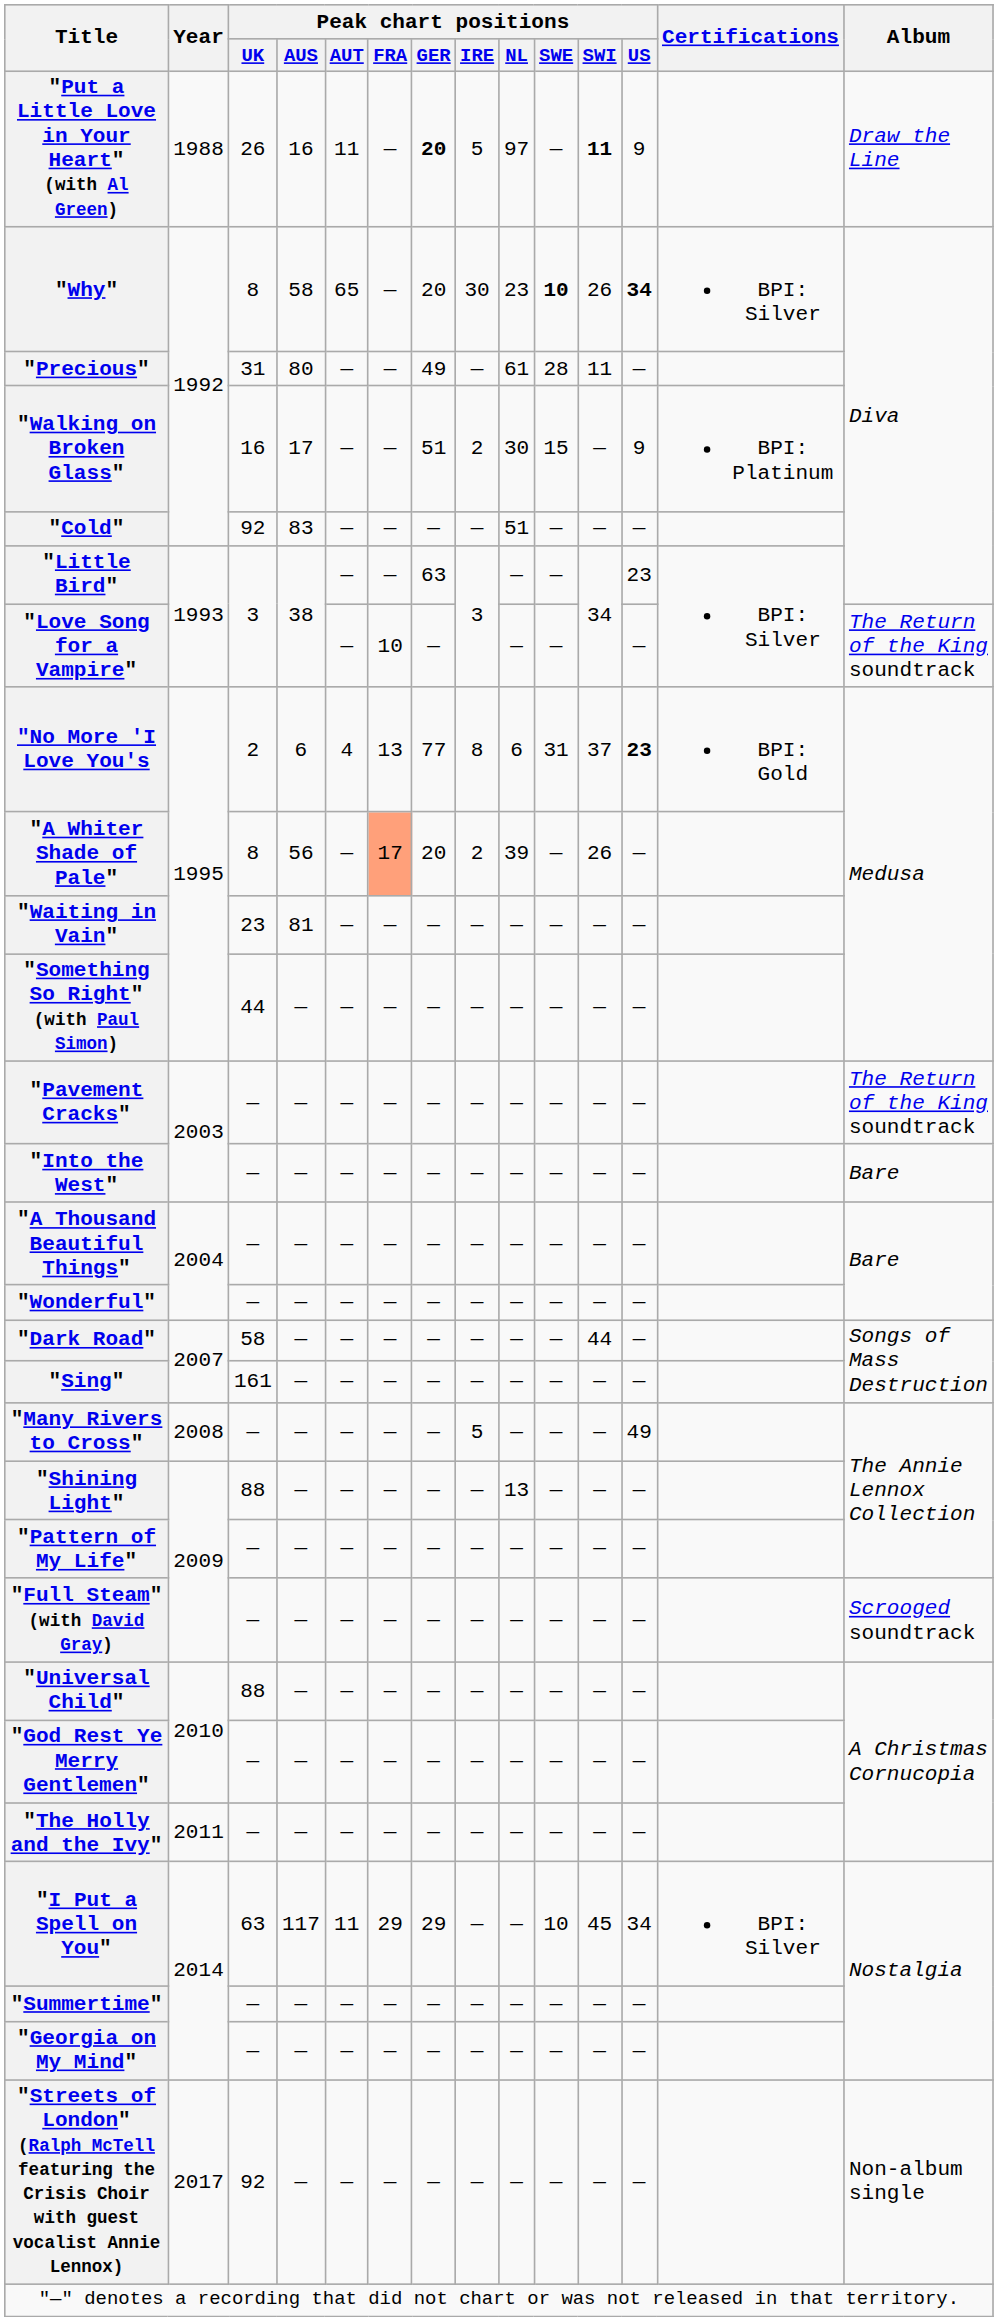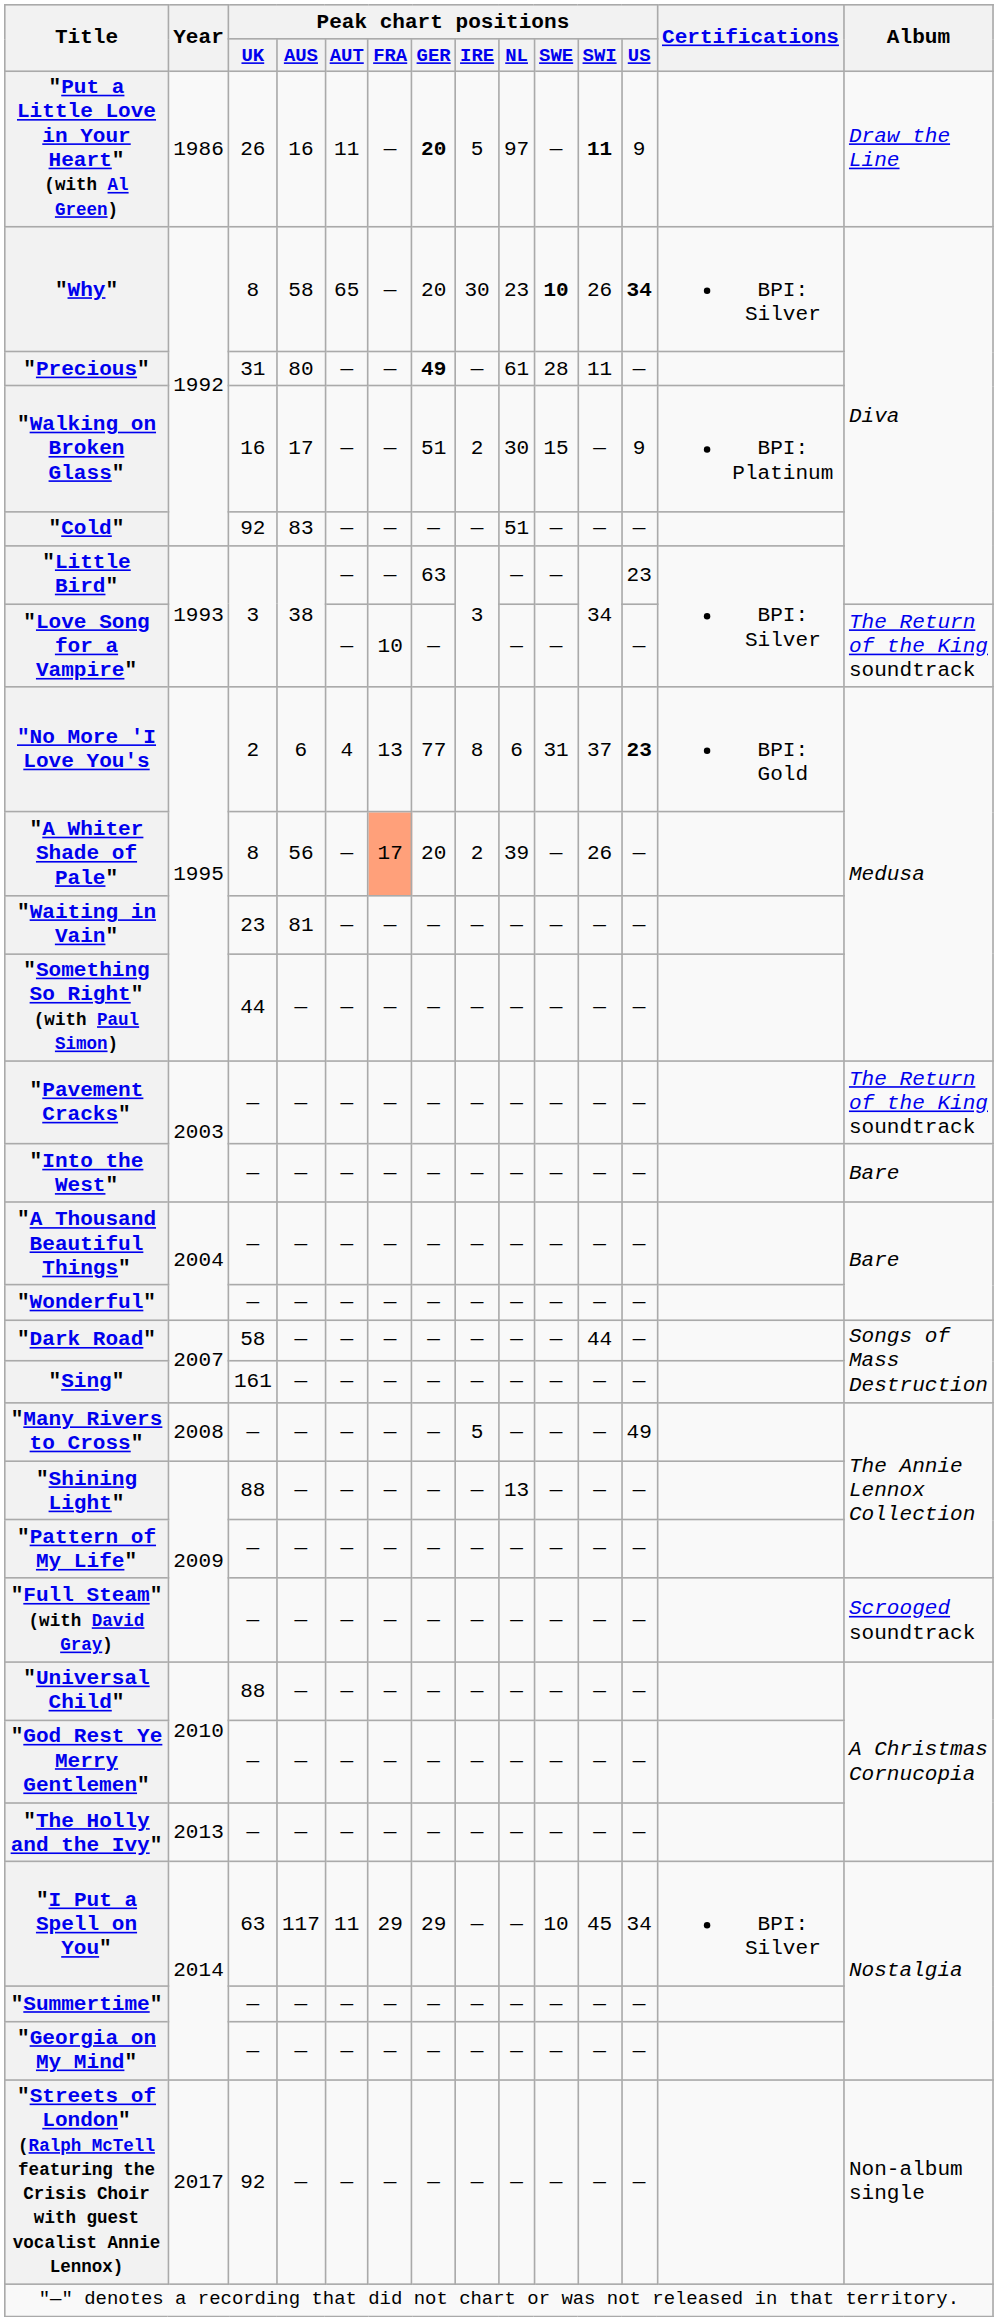(199, 149) 1988 -> (199, 149) 1986
(434, 369) normal -> (434, 369) bold
(199, 1832) 2011 -> (199, 1832) 2013
